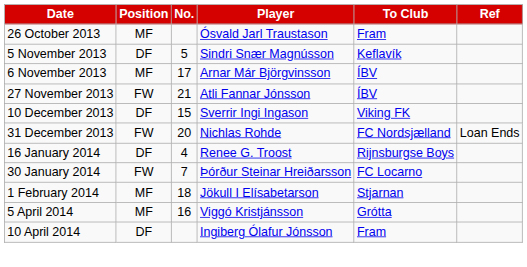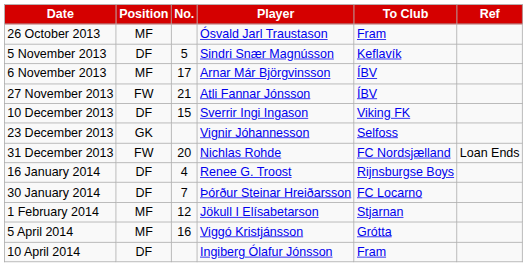+ row: (60, 133)
(144, 172) FW -> (144, 192) DF
(184, 192) 18 -> (184, 212) 12
